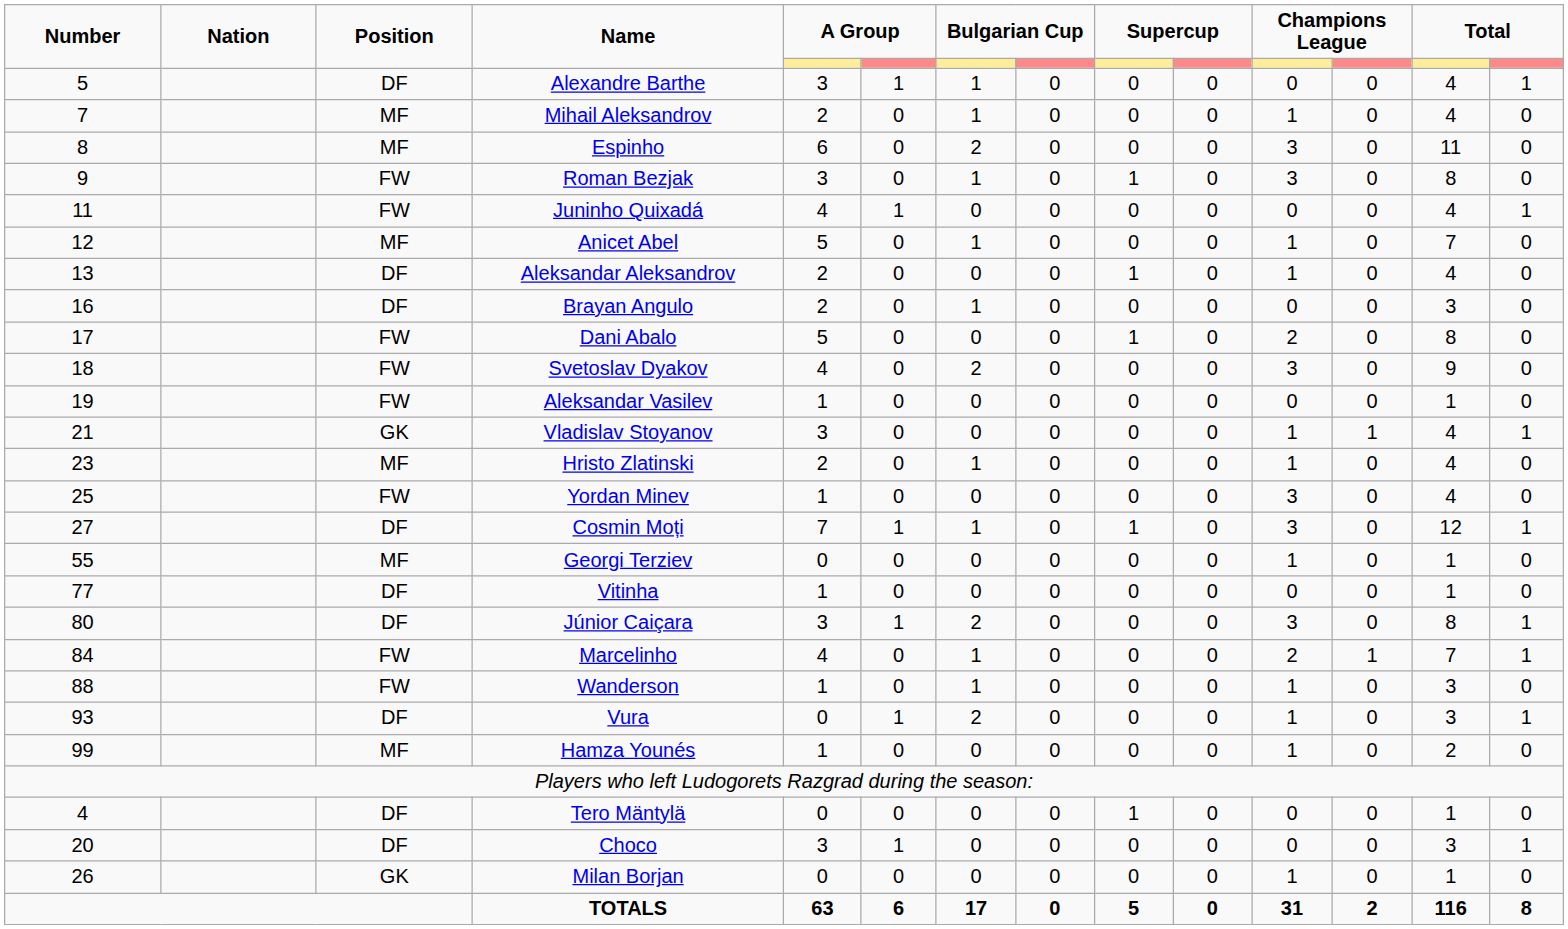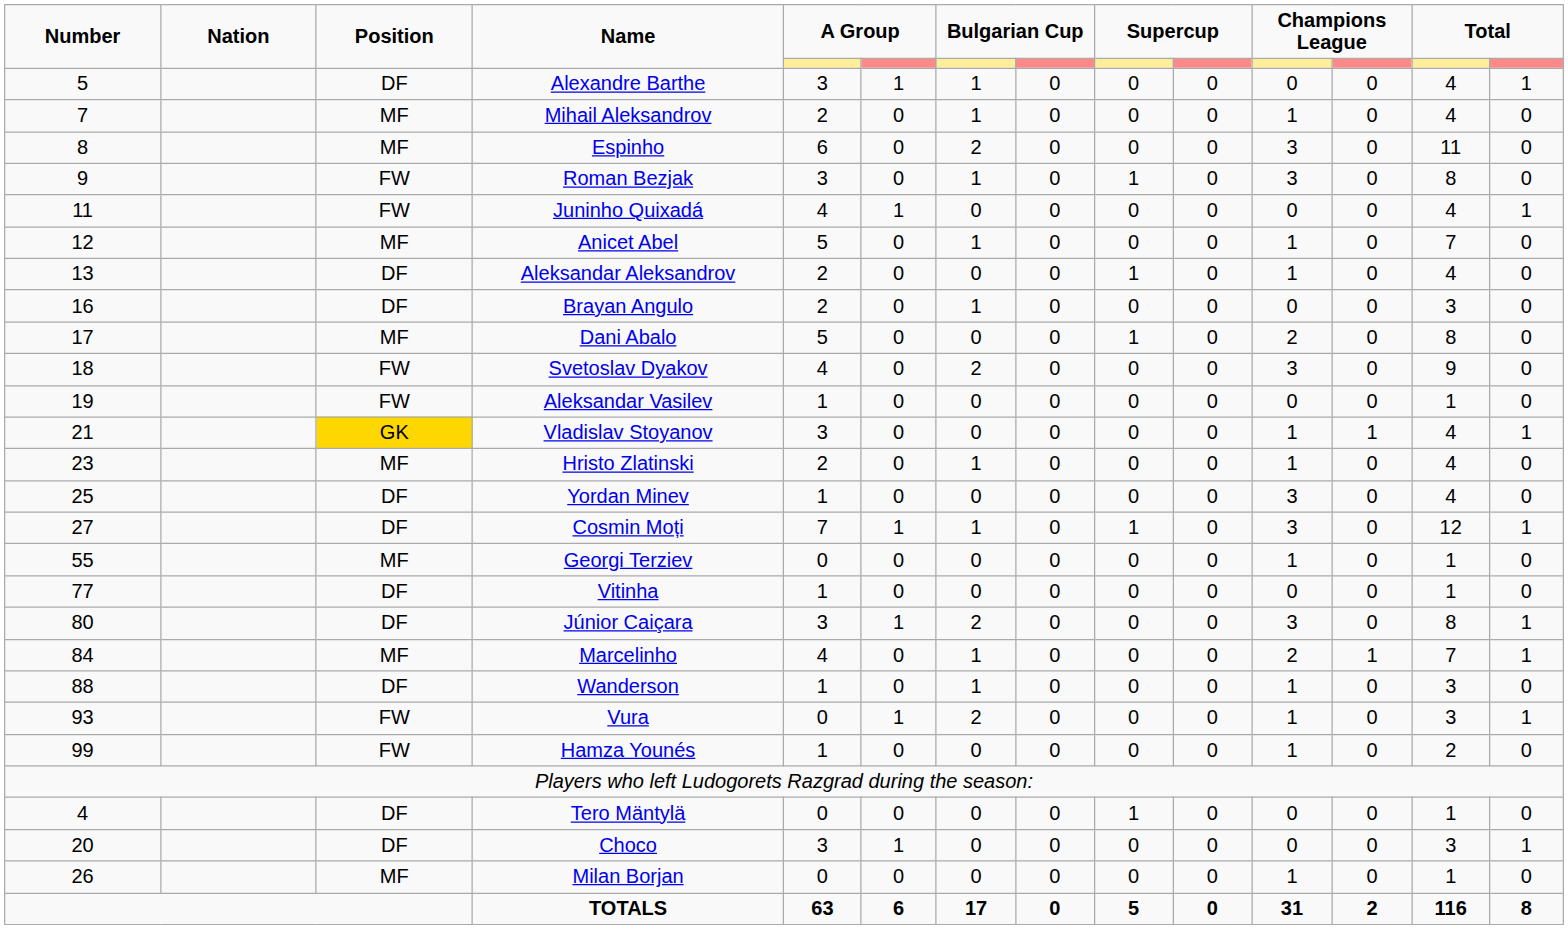(394, 337) FW -> (394, 337) MF
(394, 432) no background -> (394, 432) gold background
(394, 496) FW -> (394, 496) DF
(394, 654) FW -> (394, 654) MF
(394, 686) FW -> (394, 686) DF
(394, 718) DF -> (394, 718) FW
(394, 749) MF -> (394, 749) FW
(394, 876) GK -> (394, 876) MF
